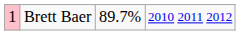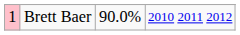(120, 17) 89.7% -> (120, 17) 90.0%
